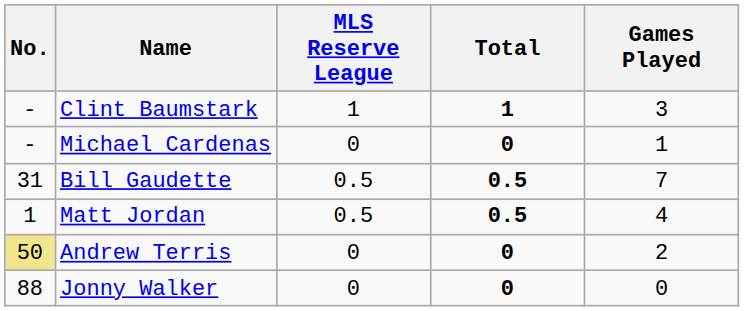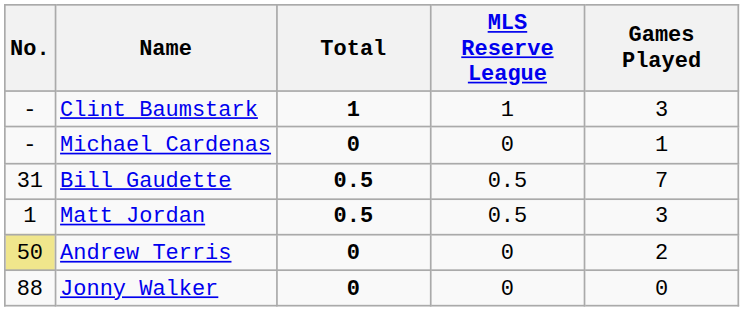columns swapped: (353, 48) <-> (507, 48)
(662, 217) 4 -> (662, 217) 3
